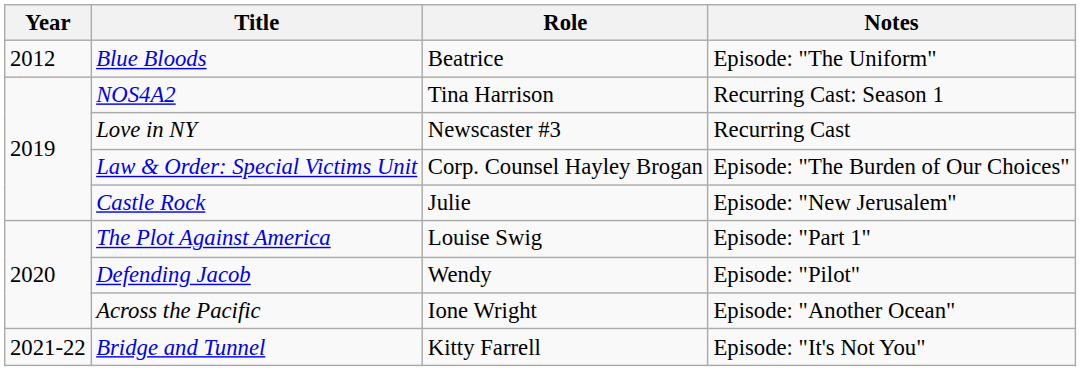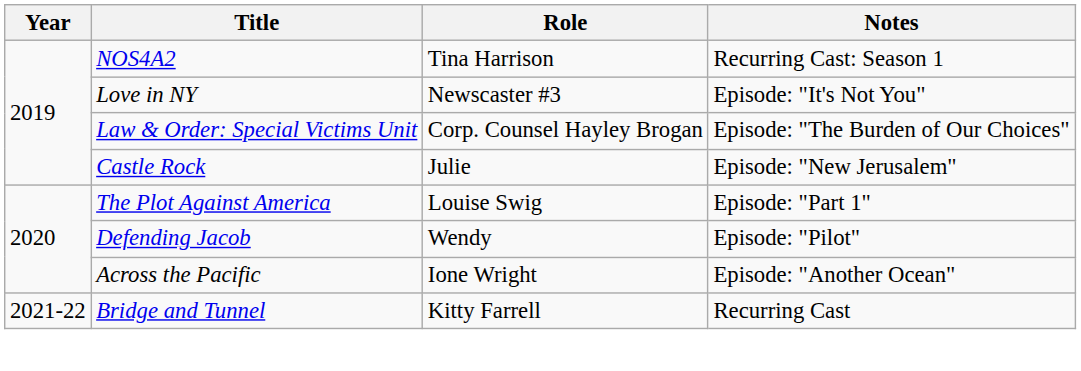- row: (151, 58)
(782, 130) Recurring Cast -> (819, 94) Episode: "It's Not You"
(819, 346) Episode: "It's Not You" -> (782, 310) Recurring Cast
